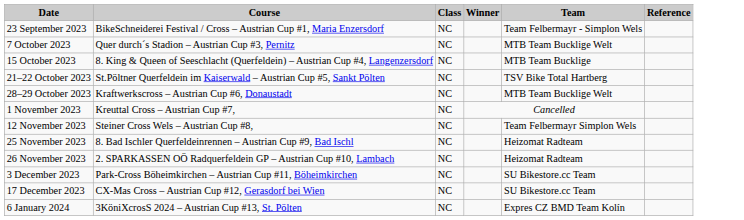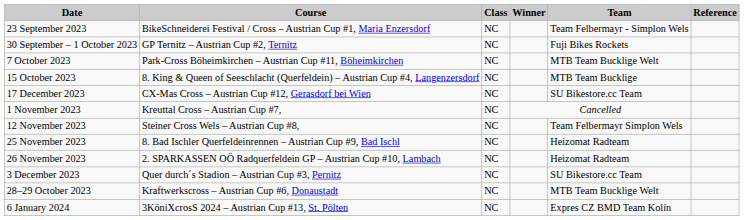+ row: (72, 45)
(195, 45) Quer durch´s Stadion – Austrian Cup #3, Pernitz -> (273, 61) Park-Cross Böheimkirchen – Austrian Cup #11, Böheimkirchen
- row: (49, 77)
rows swapped: (49, 93) <-> (46, 191)
(226, 175) Park-Cross Böheimkirchen – Austrian Cup #11, Böheimkirchen -> (241, 175) Quer durch´s Stadion – Austrian Cup #3, Pernitz
